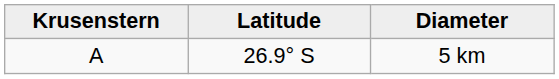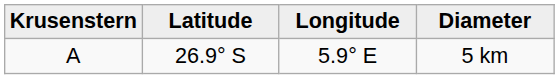+ column: (348, 21)
